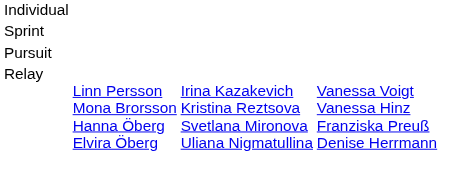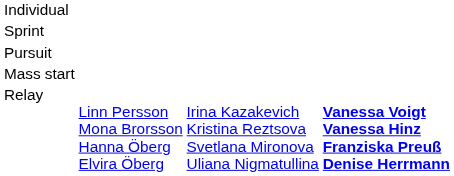+ row: (39, 73)
(377, 117) normal -> (386, 138) bold
